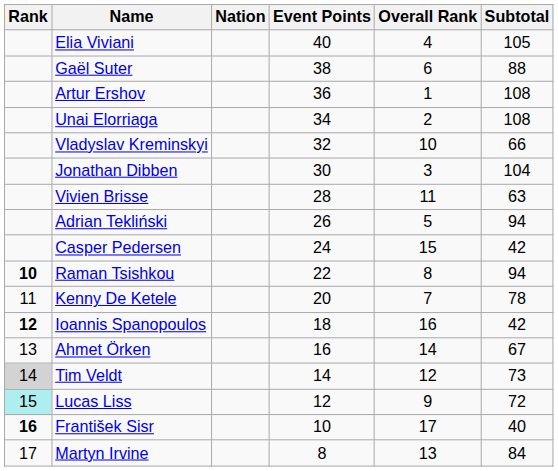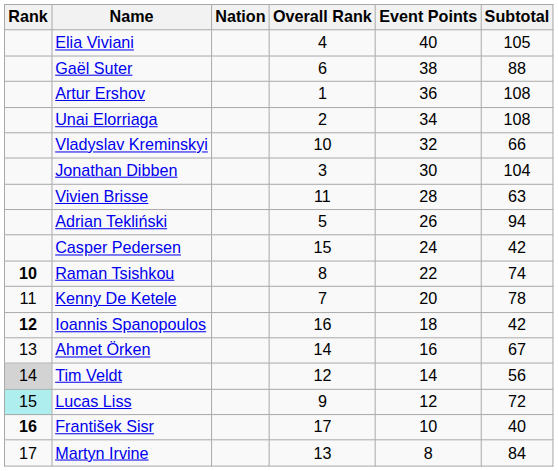columns swapped: (322, 17) <-> (428, 17)
(517, 273) 94 -> (517, 273) 74
(517, 376) 73 -> (517, 376) 56
